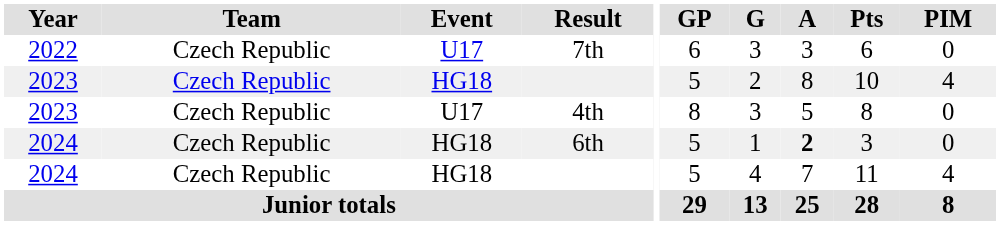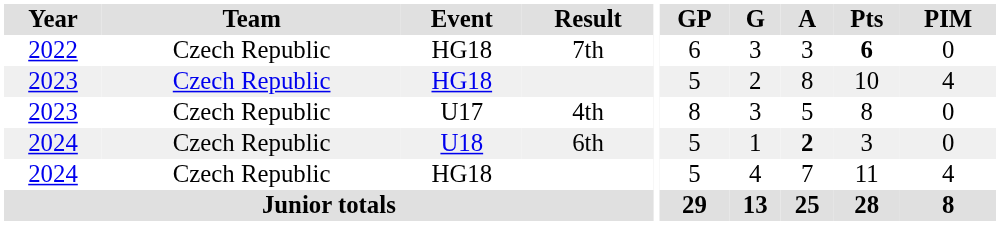(462, 50) U17 -> (462, 50) HG18
(867, 50) normal -> (867, 50) bold
(462, 143) HG18 -> (462, 143) U18
